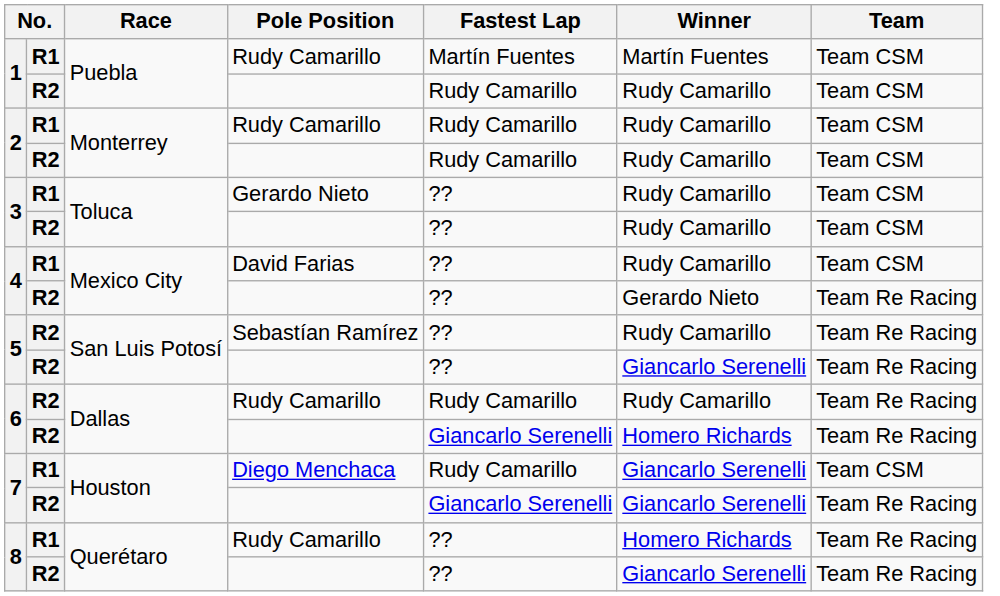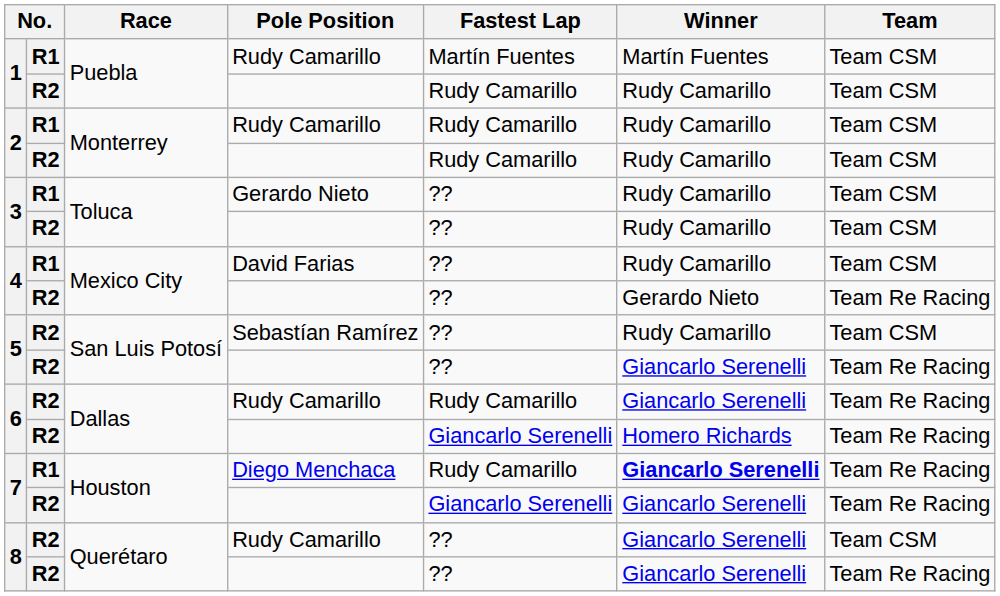(897, 332) Team Re Racing -> (883, 332) Team CSM
(697, 401) Rudy Camarillo -> (714, 401) Giancarlo Serenelli
(714, 470) normal -> (721, 470) bold
(870, 470) Team CSM -> (910, 470) Team Re Racing
(46, 539) R1 -> (46, 539) R2
(707, 539) Homero Richards -> (714, 539) Giancarlo Serenelli
(897, 539) Team Re Racing -> (883, 539) Team CSM
